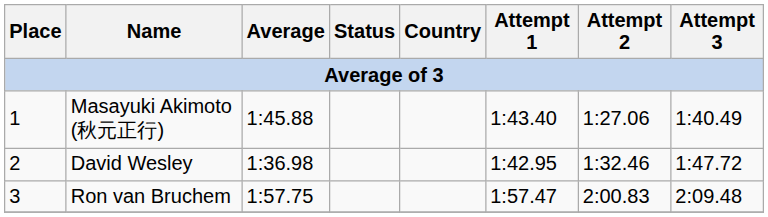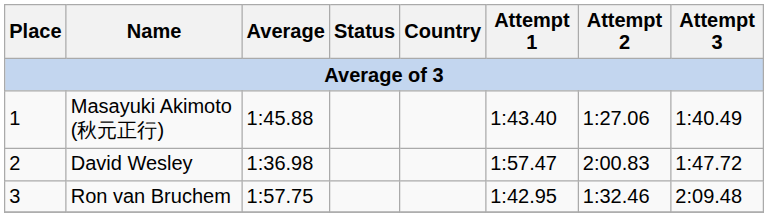(524, 164) 1:42.95 -> (524, 164) 1:57.47
(616, 164) 1:32.46 -> (616, 164) 2:00.83
(524, 195) 1:57.47 -> (524, 195) 1:42.95
(616, 195) 2:00.83 -> (616, 195) 1:32.46
